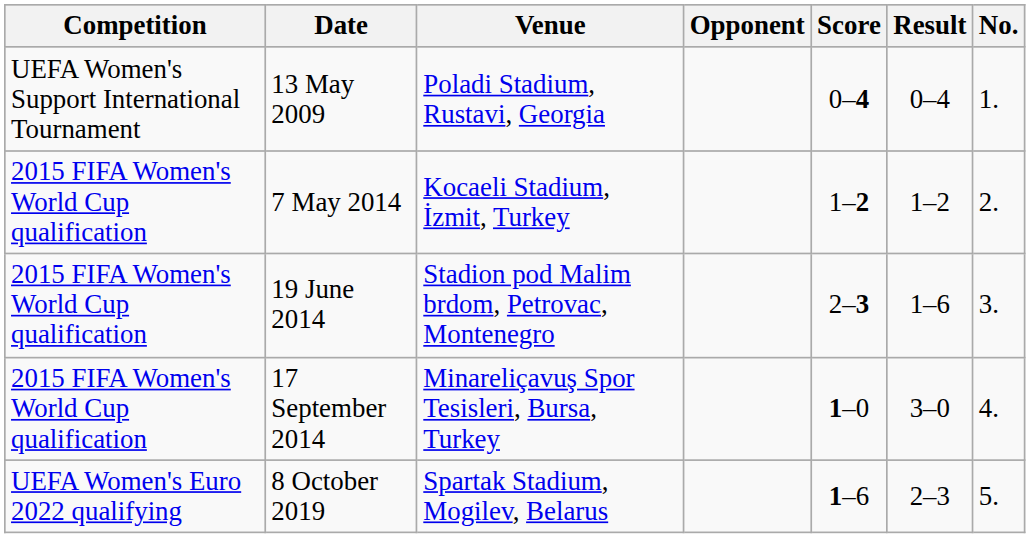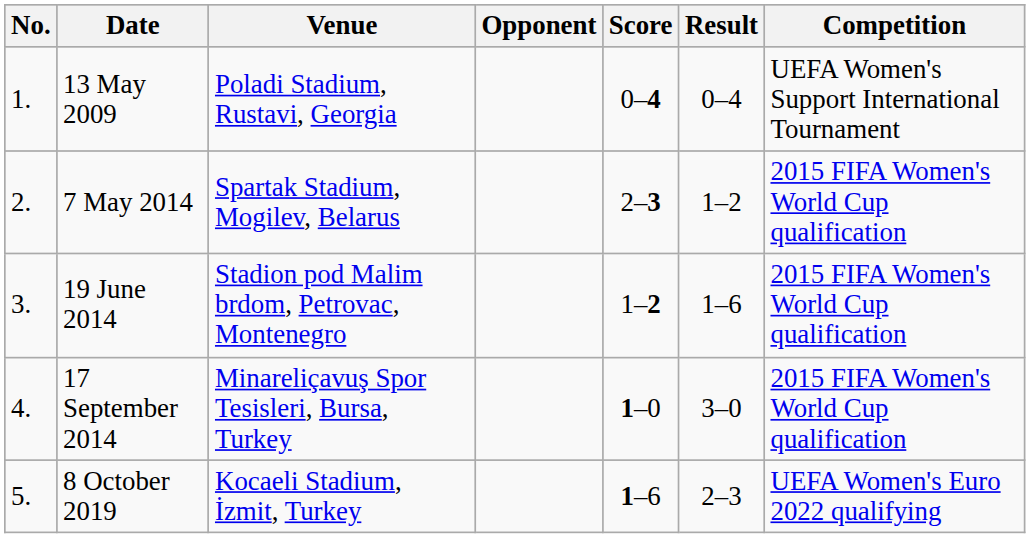columns swapped: (999, 25) <-> (135, 25)
(517, 201) Kocaeli Stadium, İzmit, Turkey -> (308, 201) Spartak Stadium, Mogilev, Belarus
(849, 201) 1–2 -> (641, 201) 2–3
(849, 304) 2–3 -> (641, 304) 1–2
(516, 496) Spartak Stadium, Mogilev, Belarus -> (308, 496) Kocaeli Stadium, İzmit, Turkey
